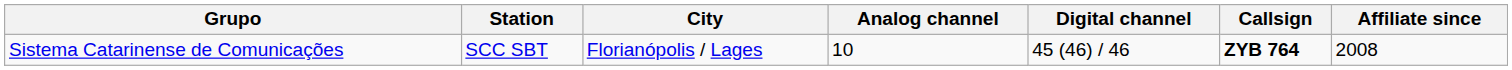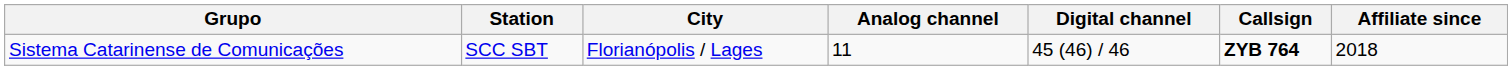(843, 49) 10 -> (842, 49) 11
(1357, 49) 2008 -> (1357, 49) 2018
